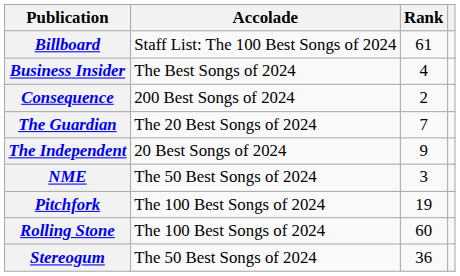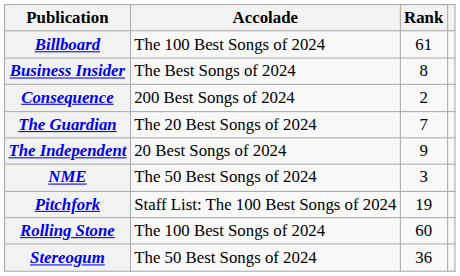(265, 44) Staff List: The 100 Best Songs of 2024 -> (230, 44) The 100 Best Songs of 2024
(424, 71) 4 -> (424, 71) 8
(230, 204) The 100 Best Songs of 2024 -> (265, 204) Staff List: The 100 Best Songs of 2024
